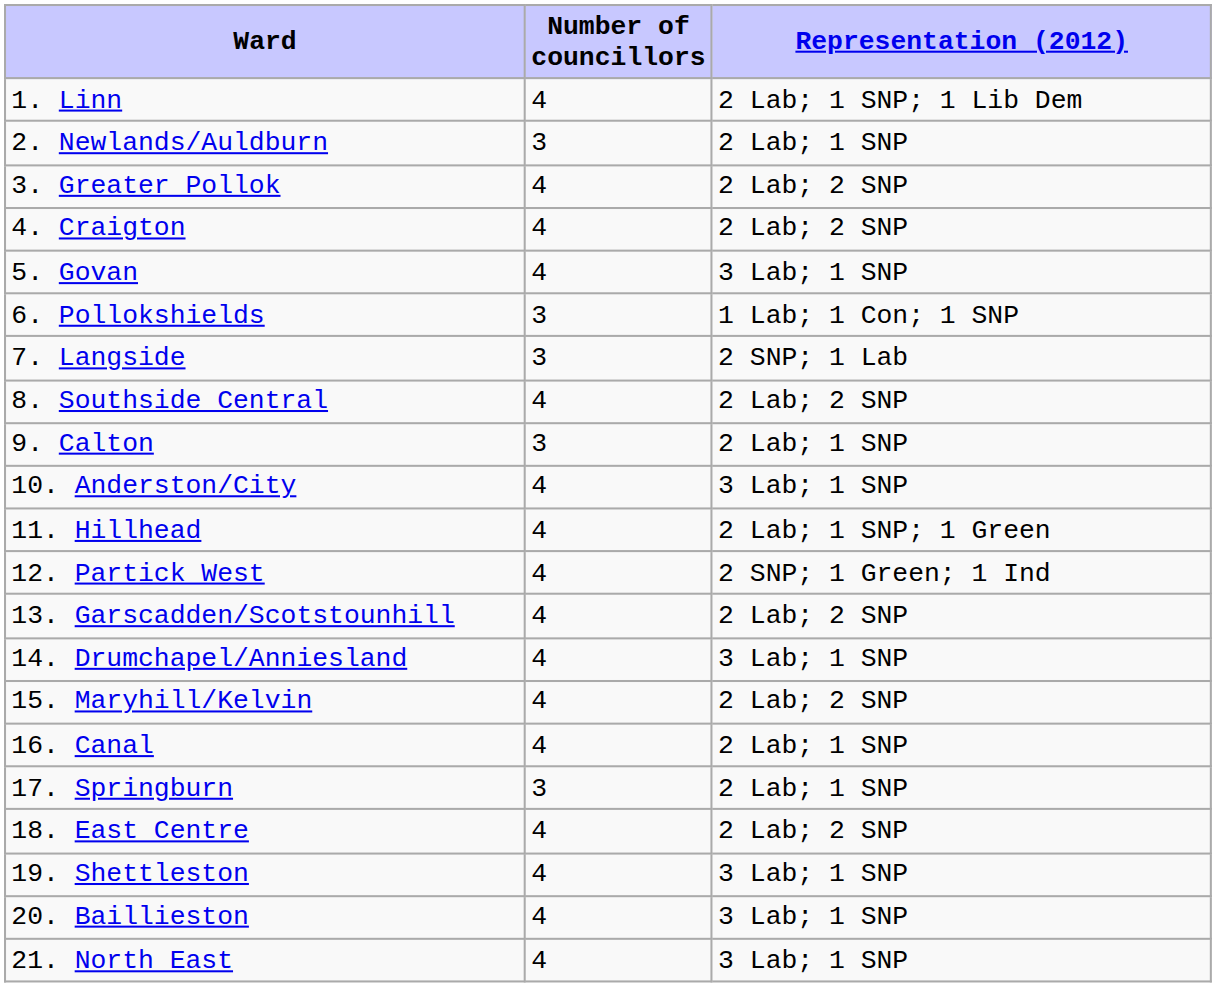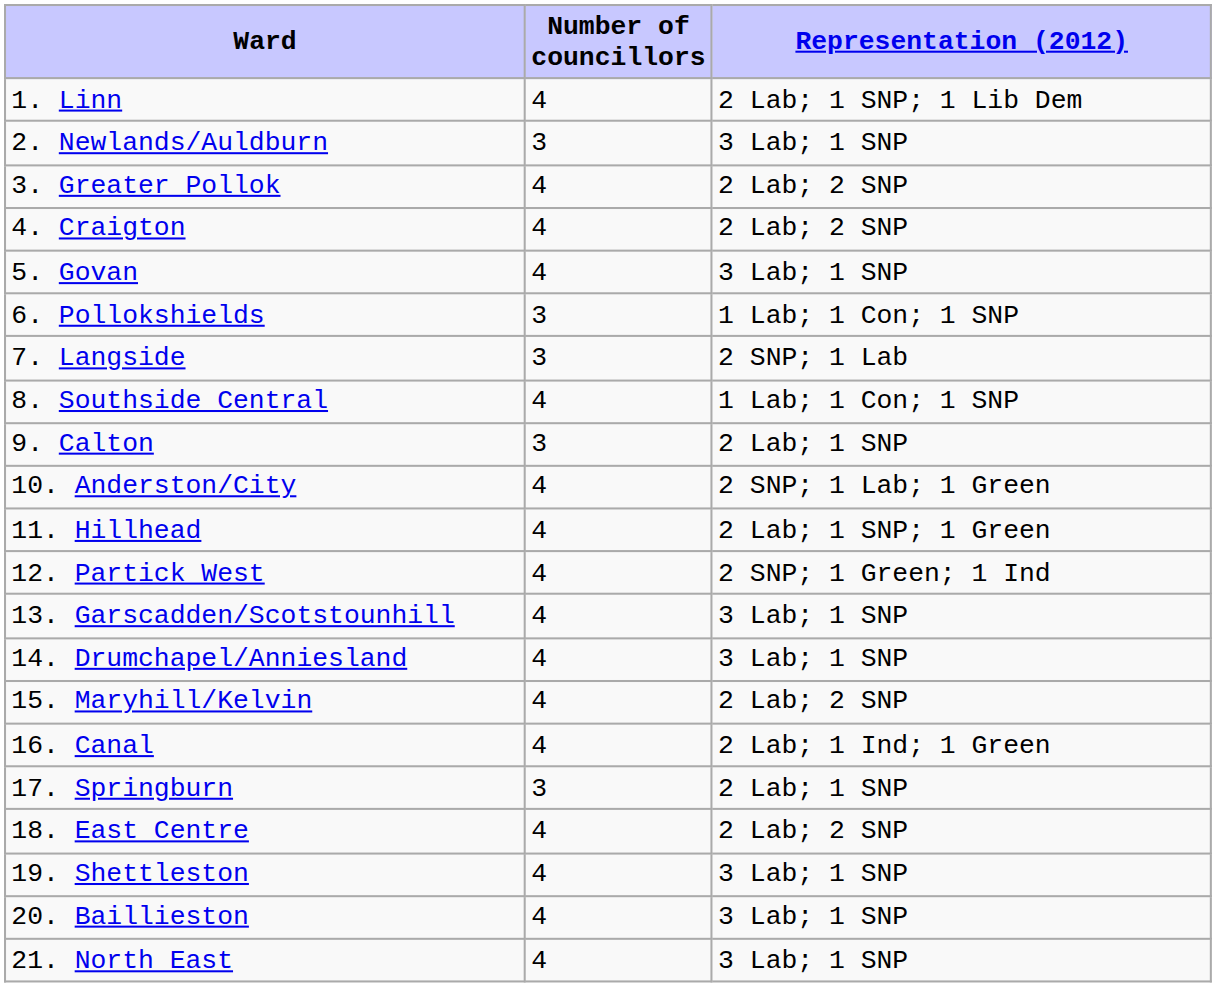(813, 143) 2 Lab; 1 SNP -> (813, 143) 3 Lab; 1 SNP
(813, 401) 2 Lab; 2 SNP -> (869, 401) 1 Lab; 1 Con; 1 SNP
(813, 487) 3 Lab; 1 SNP -> (884, 487) 2 SNP; 1 Lab; 1 Green
(813, 616) 2 Lab; 2 SNP -> (813, 616) 3 Lab; 1 SNP
(813, 745) 2 Lab; 1 SNP -> (884, 745) 2 Lab; 1 Ind; 1 Green
